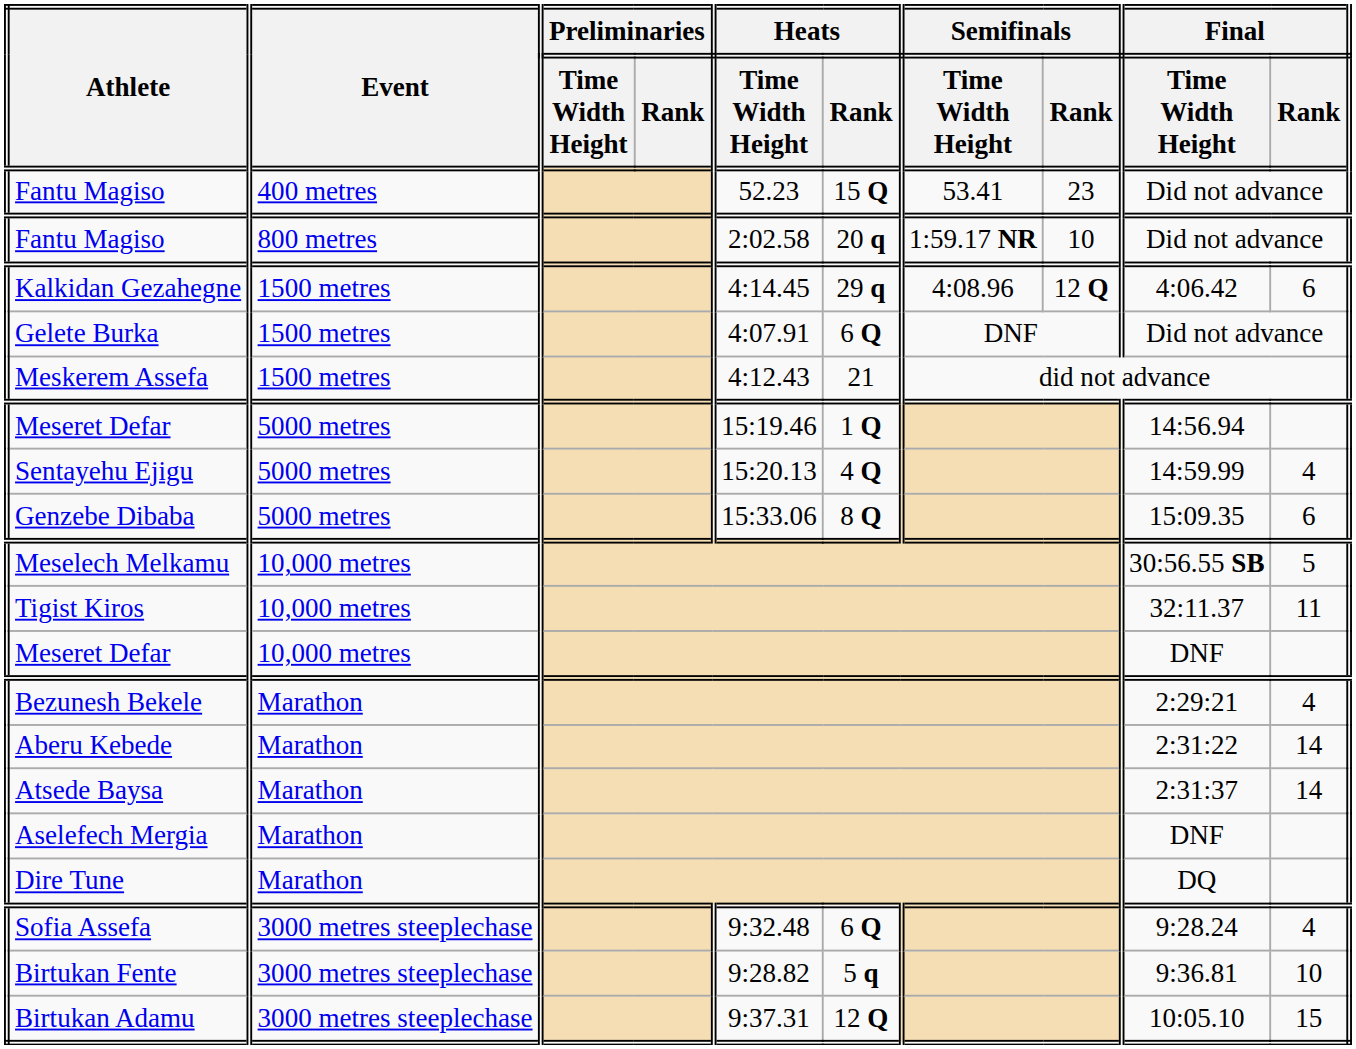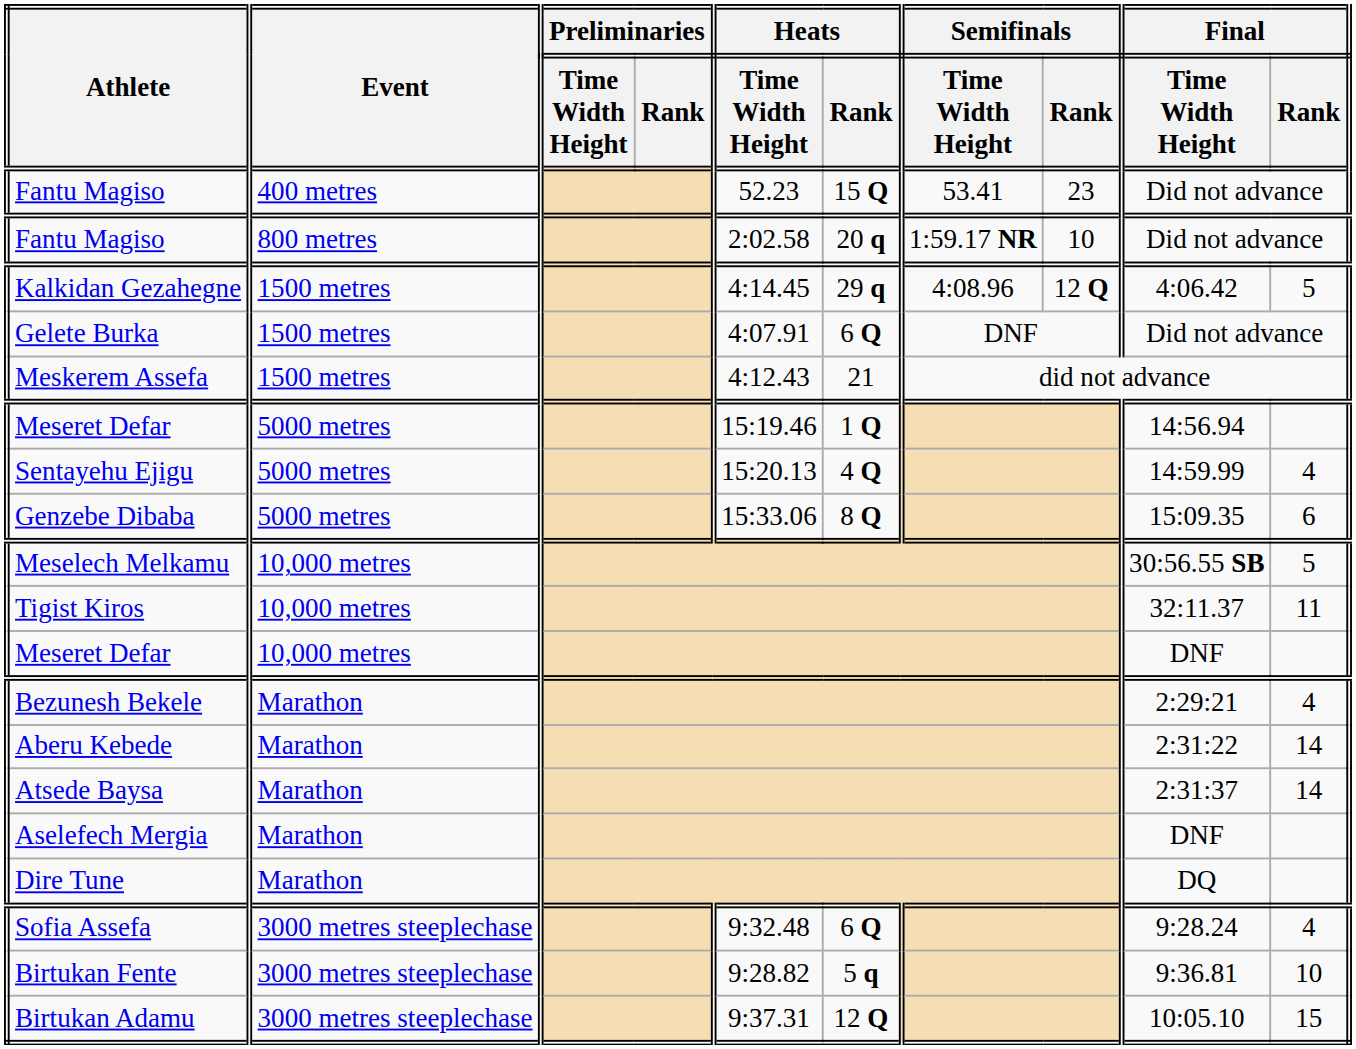(1309, 288) 6 -> (1309, 288) 5
